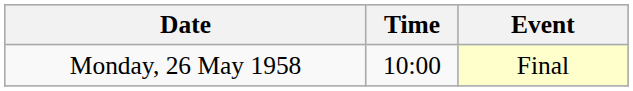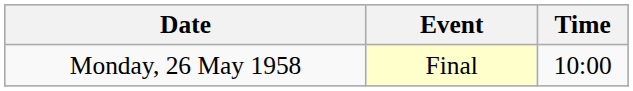columns swapped: (412, 24) <-> (543, 24)
